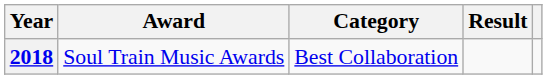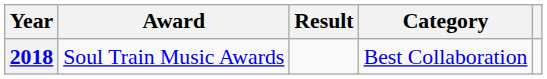columns swapped: (376, 21) <-> (498, 21)
